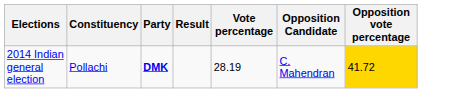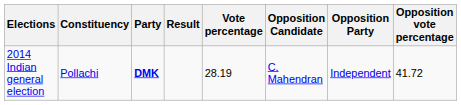+ column: (360, 25)
(361, 67) gold background -> (409, 73) no background
